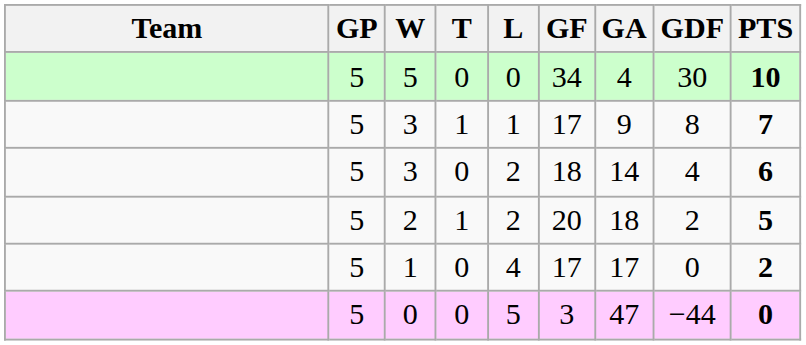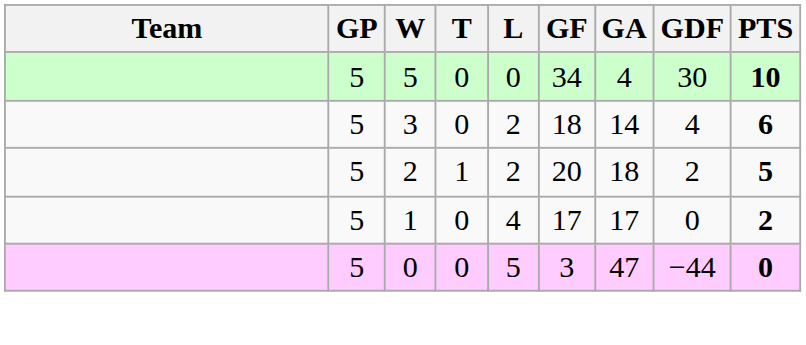- row: (410, 123)
